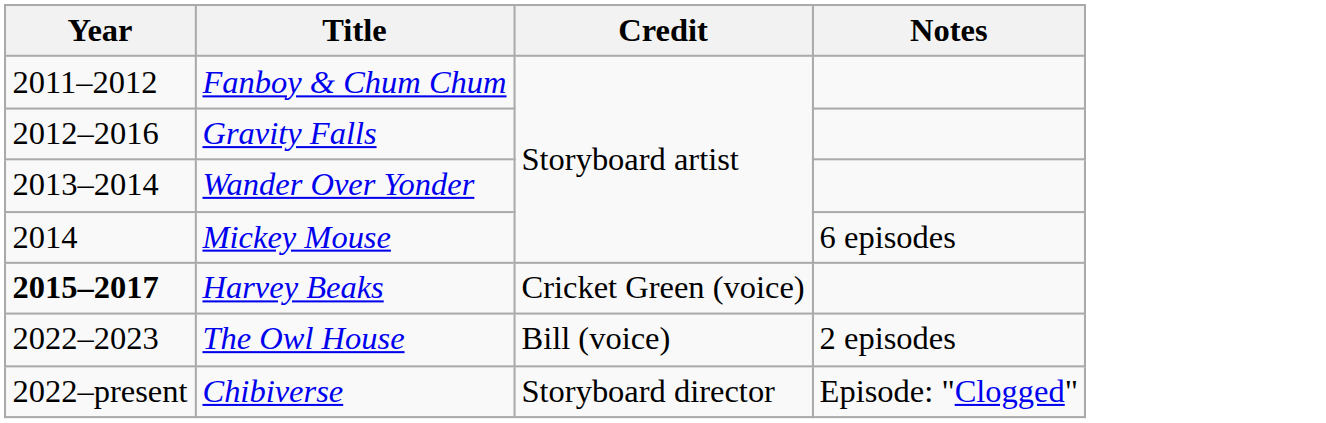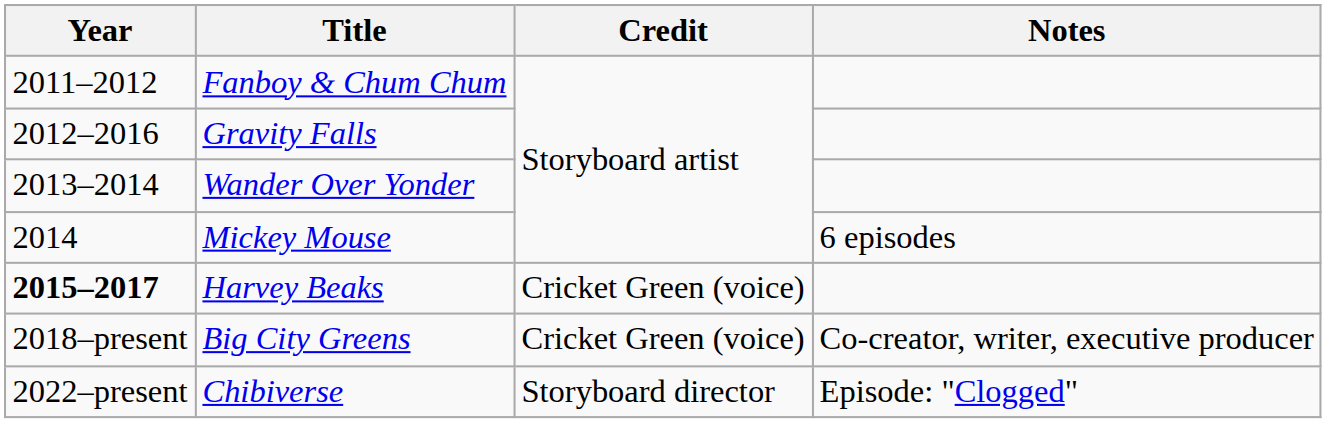+ row: (307, 339)
- row: (304, 339)
